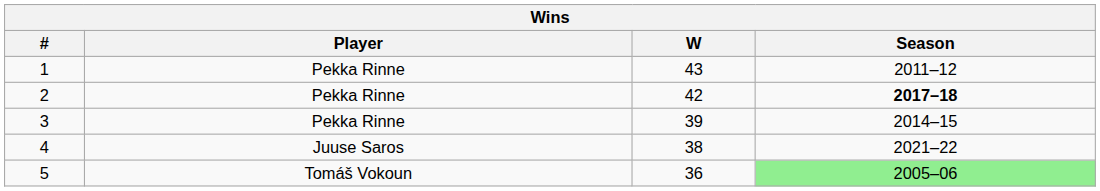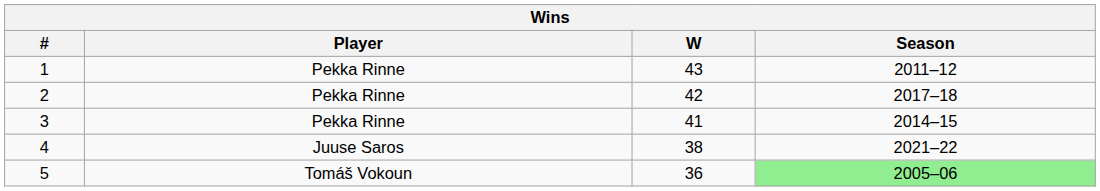(925, 96) bold -> (925, 96) normal
(694, 122) 39 -> (694, 122) 41
